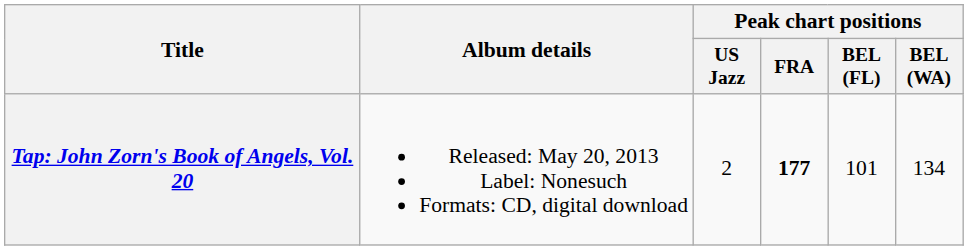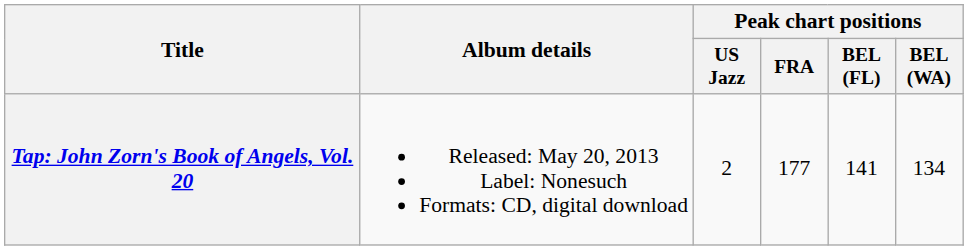(794, 168) bold -> (794, 168) normal
(862, 168) 101 -> (862, 168) 141
